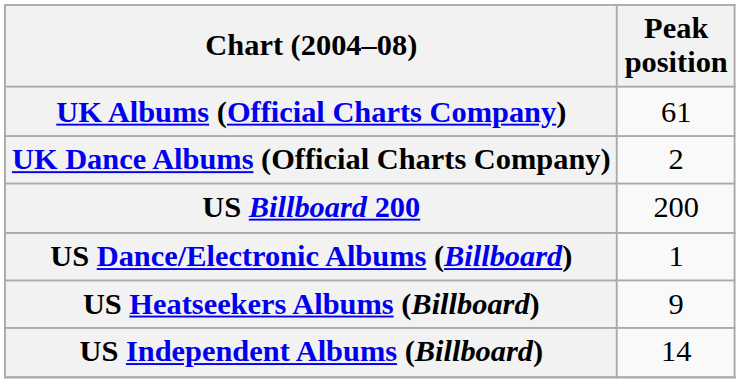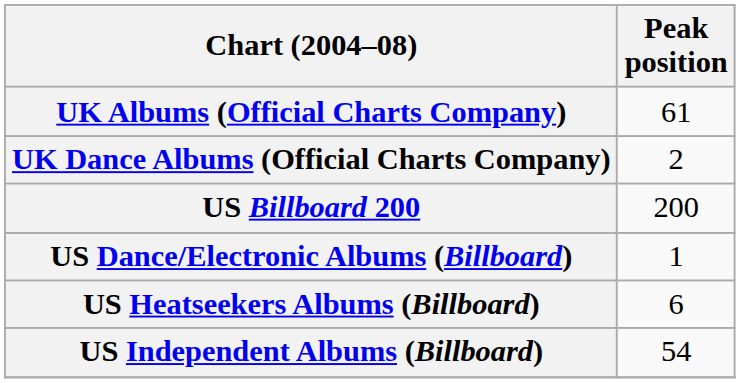(676, 303) 9 -> (676, 303) 6
(676, 352) 14 -> (676, 352) 54
